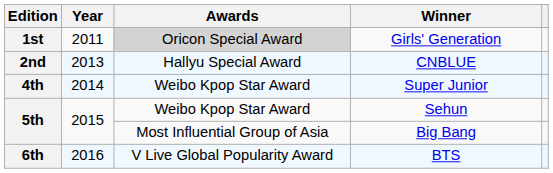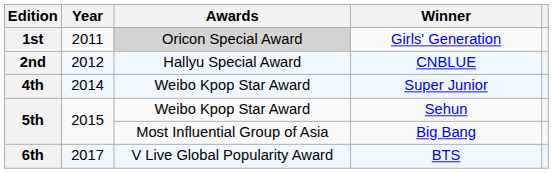(88, 62) 2013 -> (88, 62) 2012
(88, 156) 2016 -> (88, 156) 2017
